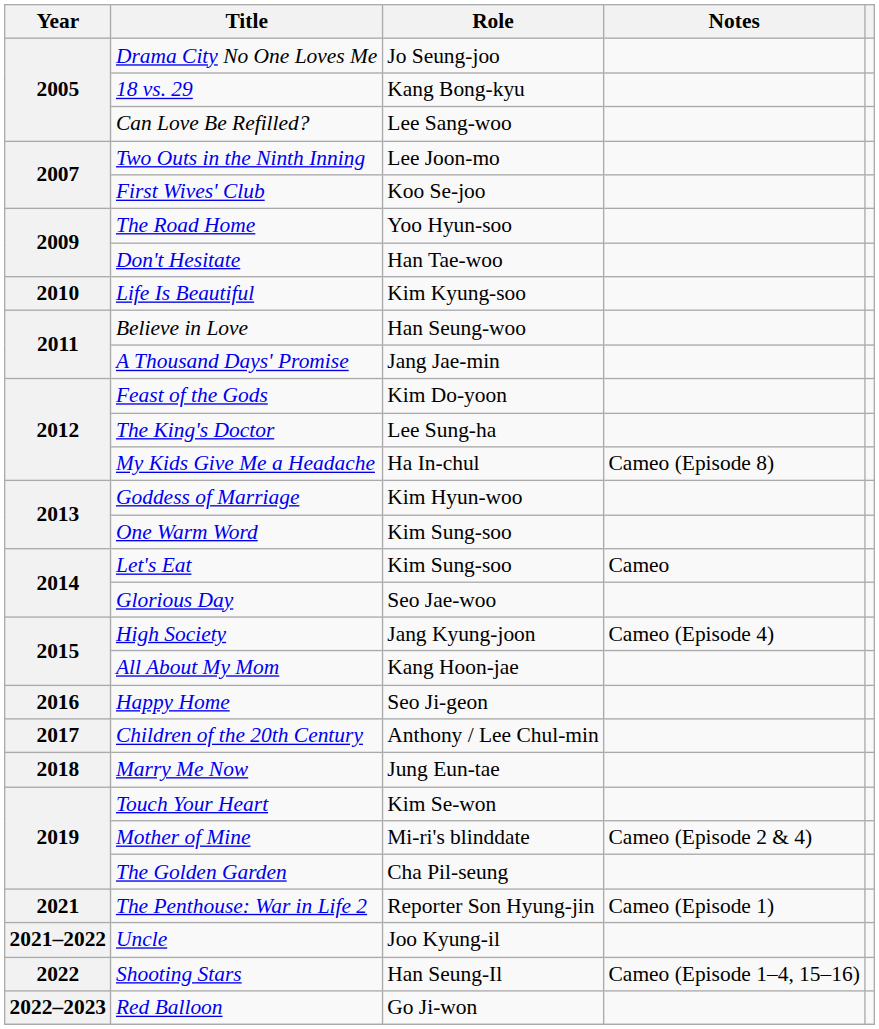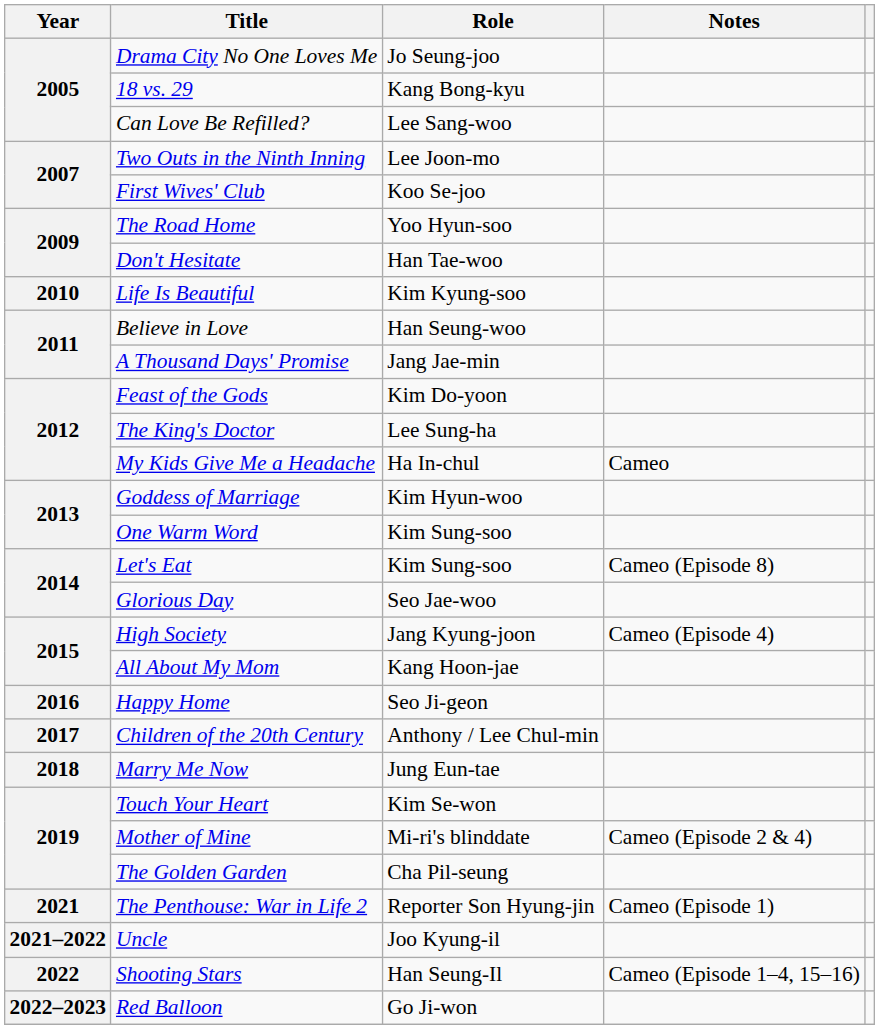(691, 463) Cameo (Episode 8) -> (639, 463) Cameo
(639, 565) Cameo -> (691, 565) Cameo (Episode 8)
